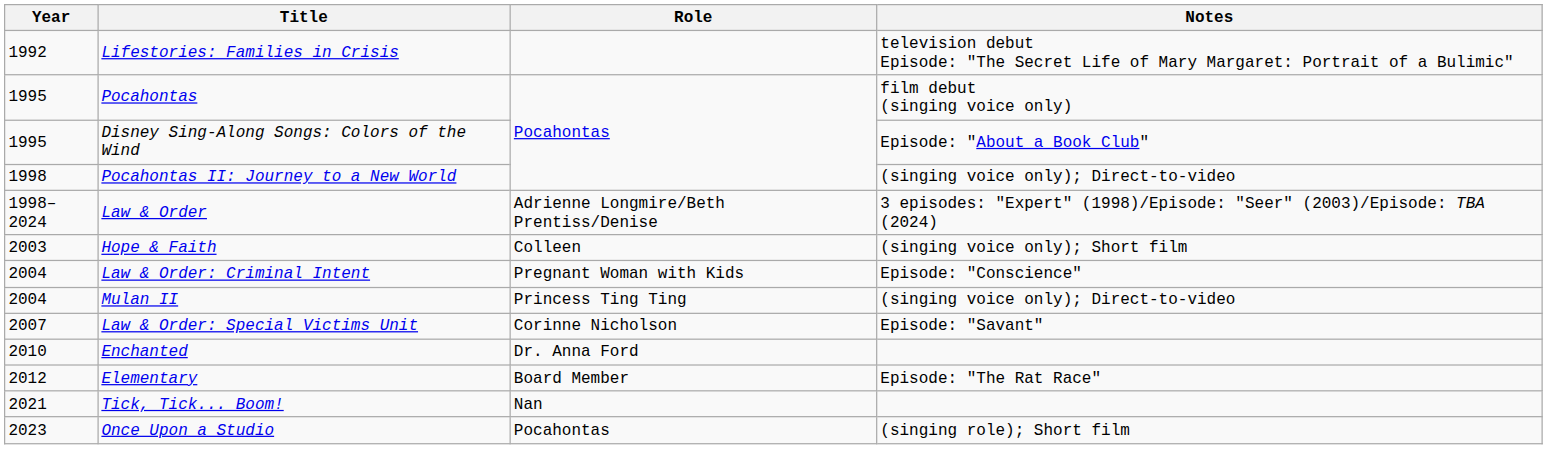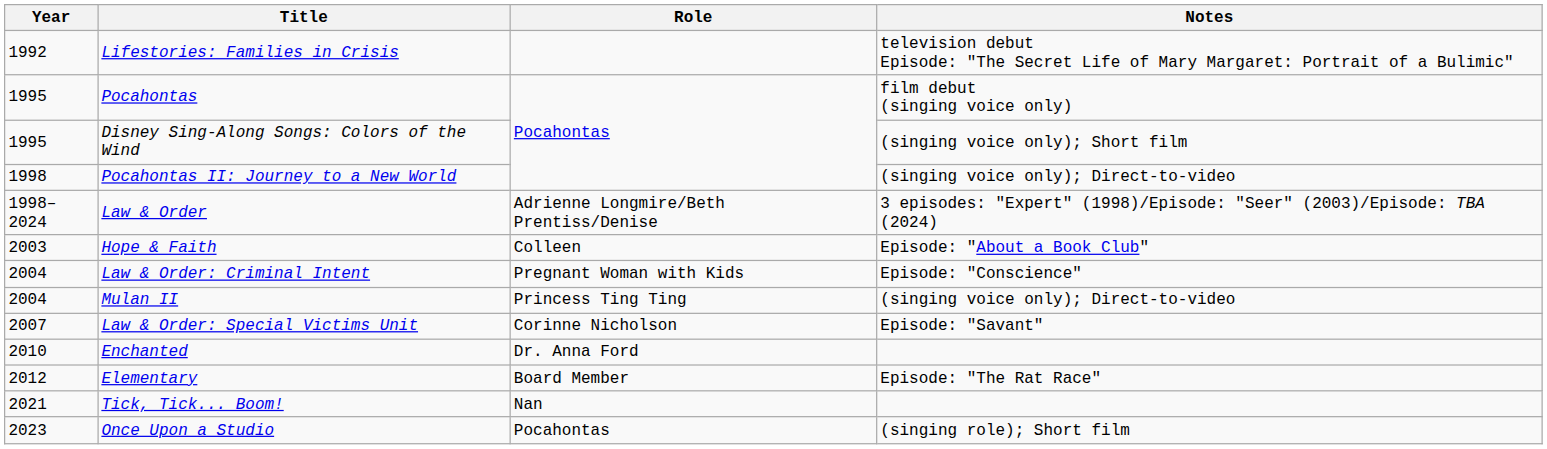(1015, 142) Episode: "About a Book Club" -> (1034, 142) (singing voice only); Short film
(1034, 248) (singing voice only); Short film -> (1015, 248) Episode: "About a Book Club"
